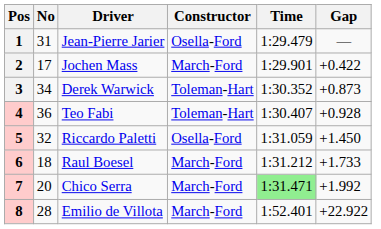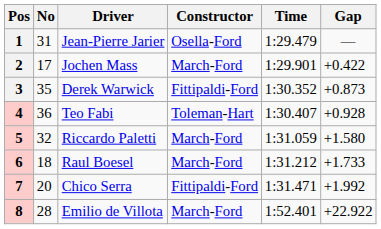(44, 89) 34 -> (44, 89) 35
(212, 89) Toleman-Hart -> (215, 89) Fittipaldi-Ford
(206, 138) Osella-Ford -> (207, 138) March-Ford
(340, 138) +1.450 -> (344, 138) +1.580
(207, 187) March-Ford -> (215, 187) Fittipaldi-Ford
(287, 187) lightgreen background -> (291, 187) no background
